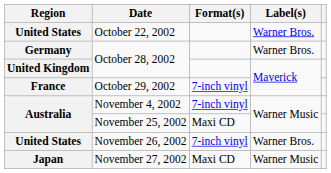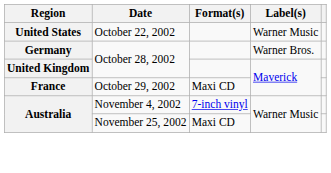(284, 31) Warner Bros. -> (286, 31) Warner Music
(220, 86) 7-inch vinyl -> (213, 86) Maxi CD
- row: (48, 141)
- row: (48, 159)
